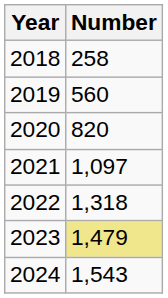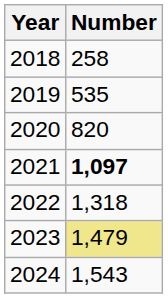(90, 94) 560 -> (90, 94) 535
(99, 166) normal -> (99, 166) bold
